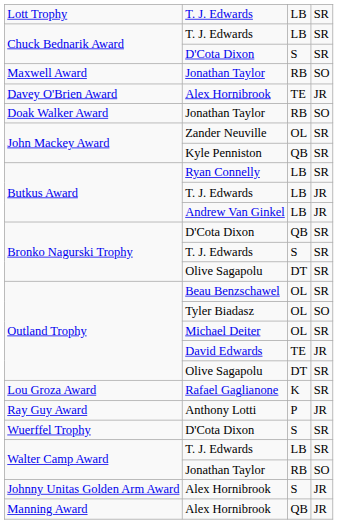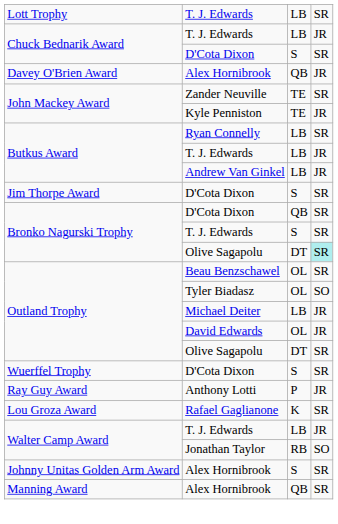(321, 34) SR -> (320, 34) JR
- row: (47, 73)
(298, 93) TE -> (299, 73) QB
- row: (58, 113)
(299, 133) OL -> (298, 93) TE
(299, 152) QB -> (298, 113) TE
(321, 152) SR -> (320, 113) JR
+ row: (53, 192)
(321, 271) no background -> (321, 251) paleturquoise background
(299, 331) OL -> (299, 311) LB
(321, 331) SR -> (320, 311) JR
(298, 350) TE -> (299, 331) OL
rows swapped: (52, 390) <-> (49, 430)
(321, 449) SR -> (320, 430) JR
(320, 489) JR -> (321, 469) SR
(320, 509) JR -> (321, 489) SR
